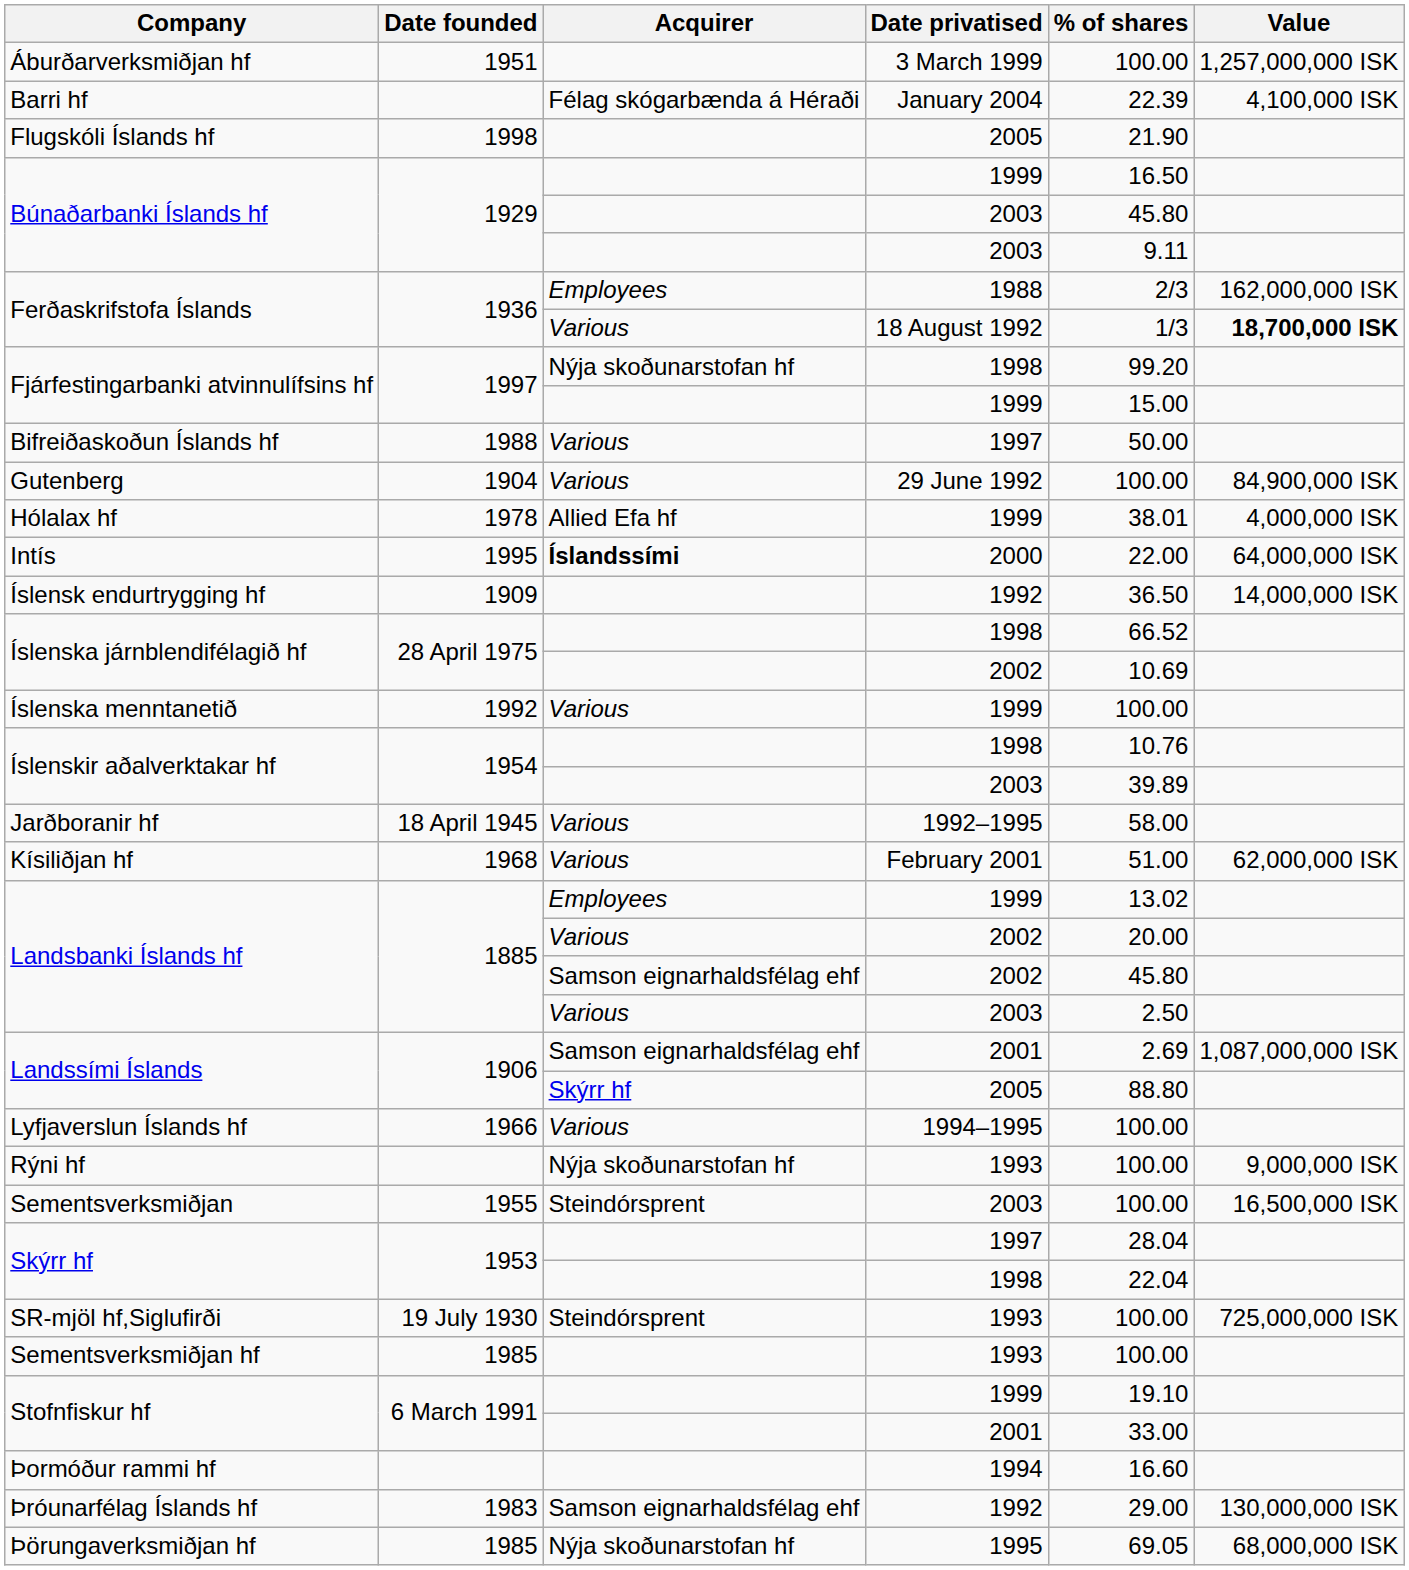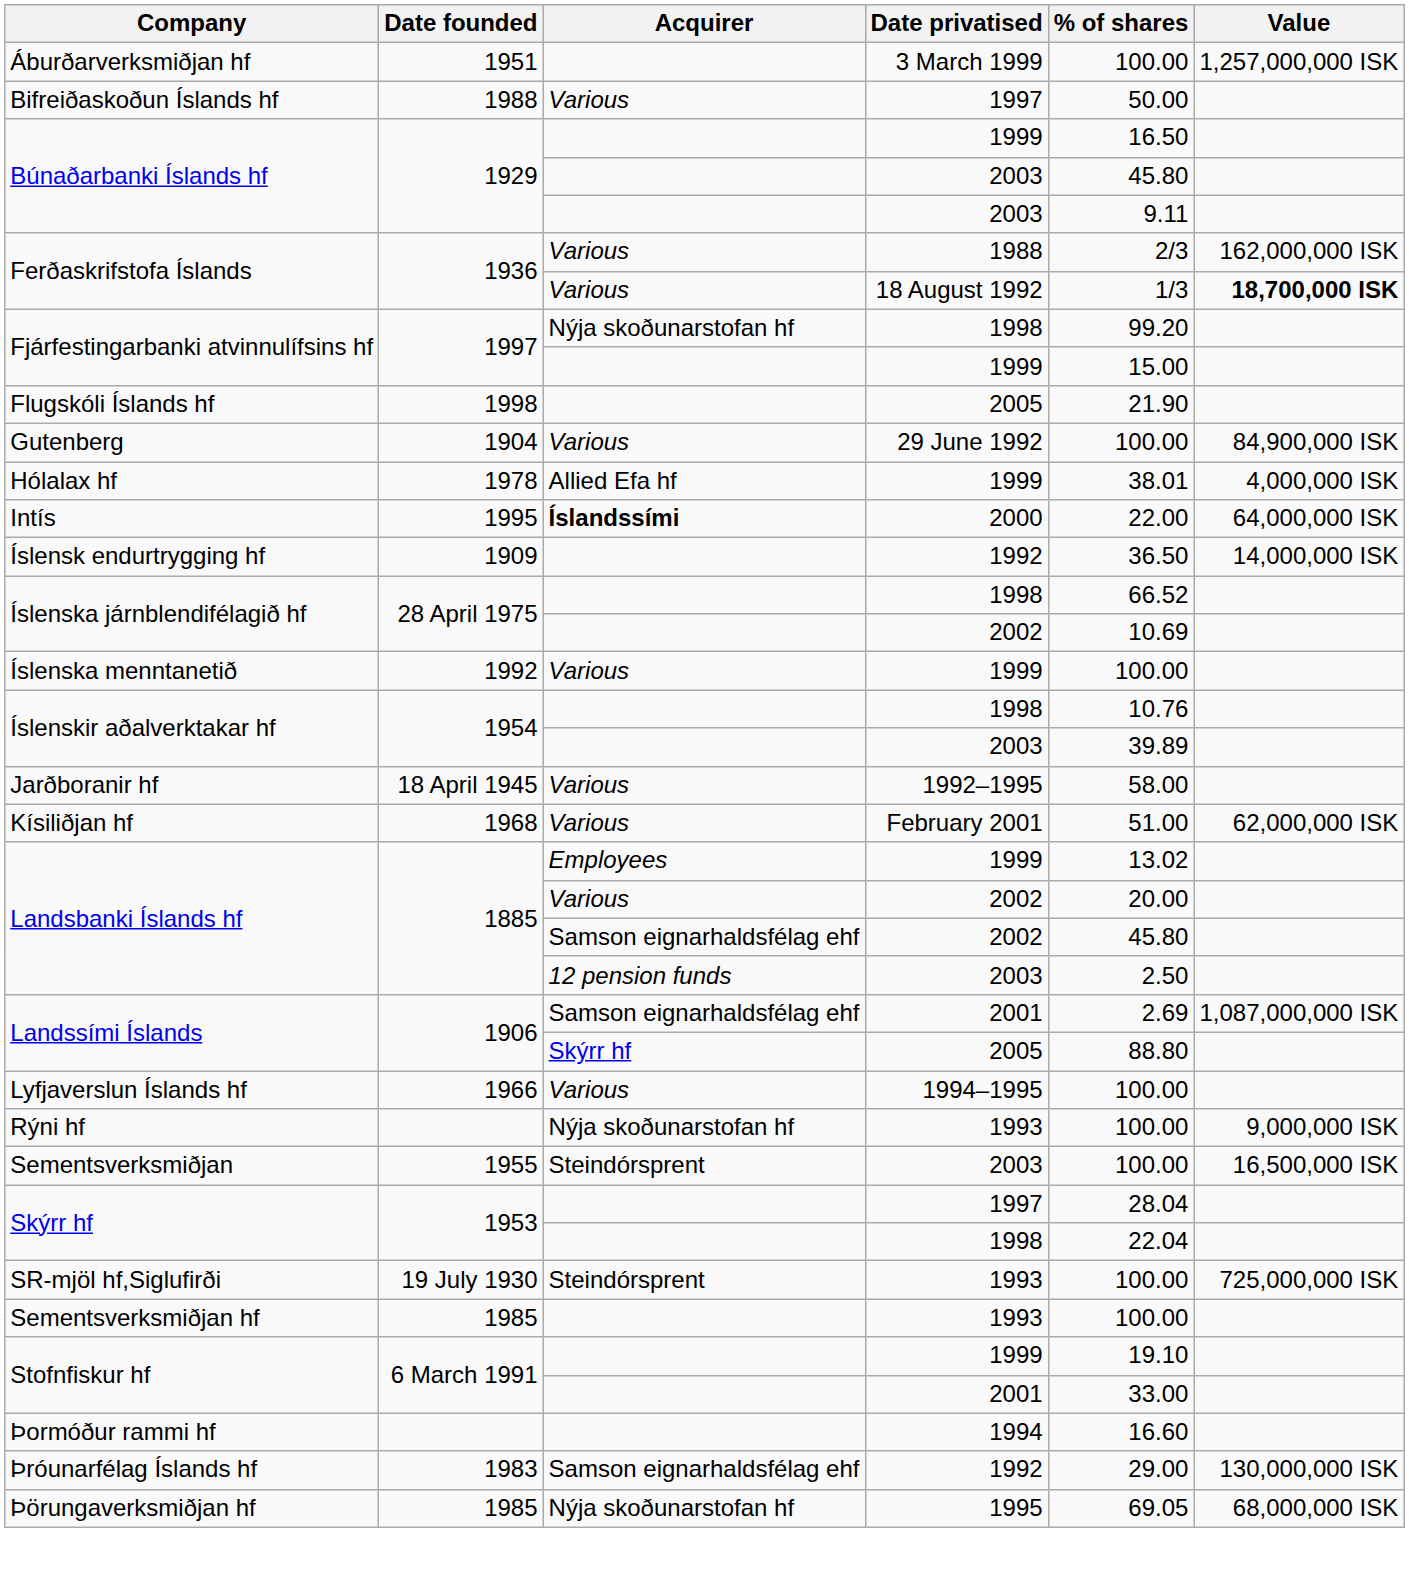- row: (49, 99)
rows swapped: (144, 442) <-> (112, 137)
(608, 289) Employees -> (589, 251) Various
(589, 1013) Various -> (640, 975) 12 pension funds
